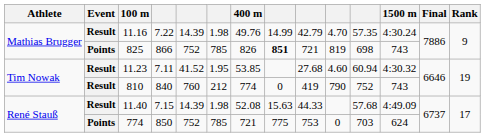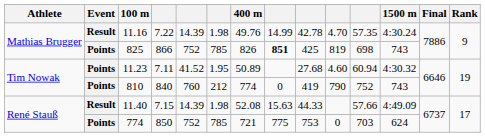(310, 32) 42.79 -> (310, 32) 42.78
(310, 50) 721 -> (310, 50) 425
(101, 68) Result -> (101, 68) Points
(248, 68) 53.85 -> (248, 68) 50.89
(101, 87) Result -> (101, 87) Points
(365, 105) 57.68 -> (365, 105) 57.66
